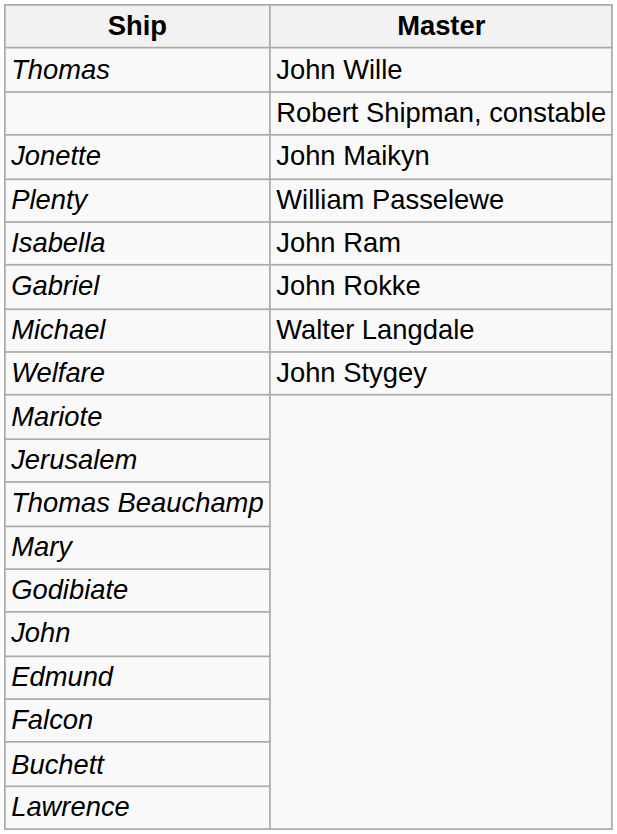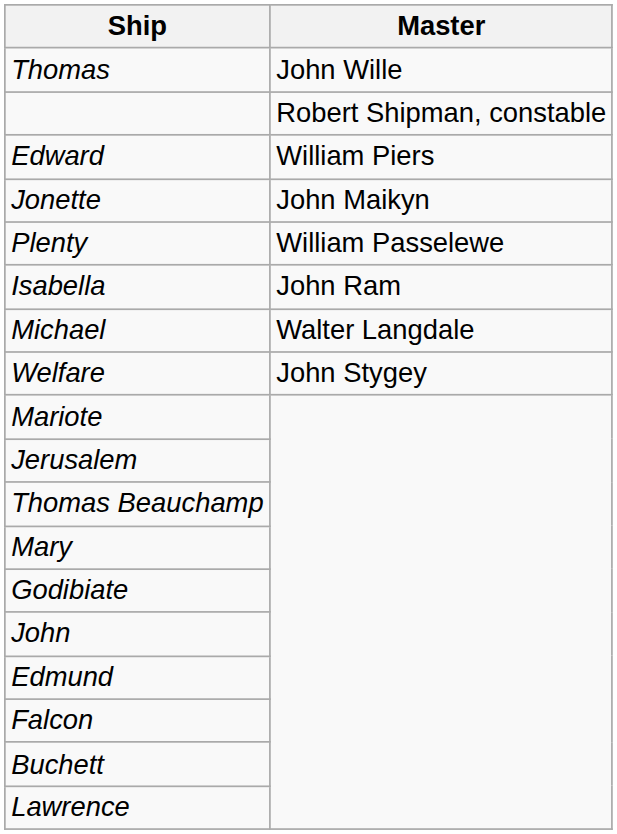+ row: (58, 156)
- row: (55, 286)
